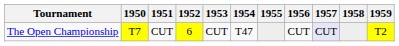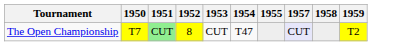- column: (299, 13)
(162, 32) no background -> (162, 32) lightgreen background
(189, 32) 6 -> (189, 32) 8
